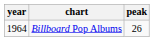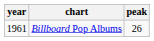(17, 28) 1964 -> (17, 28) 1961
